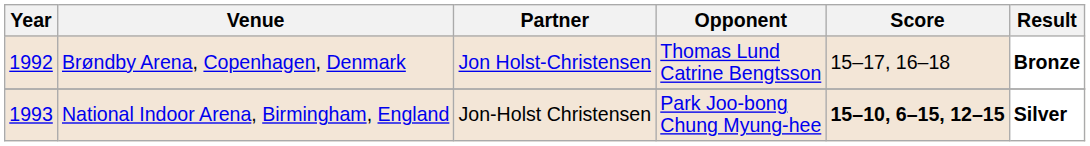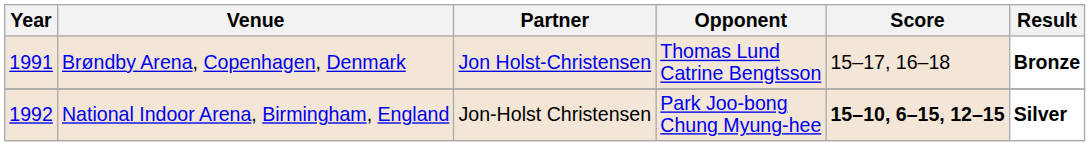(31, 62) 1992 -> (31, 62) 1991
(31, 115) 1993 -> (31, 115) 1992
